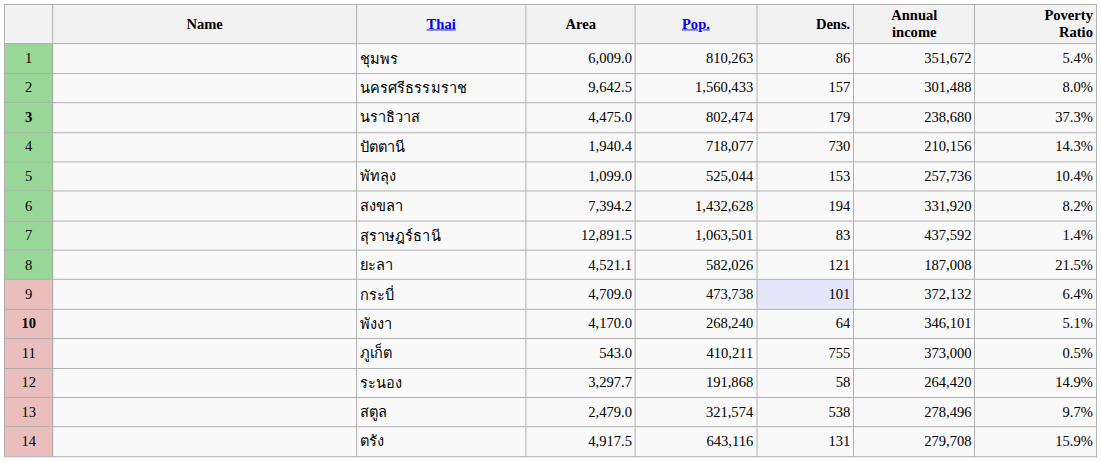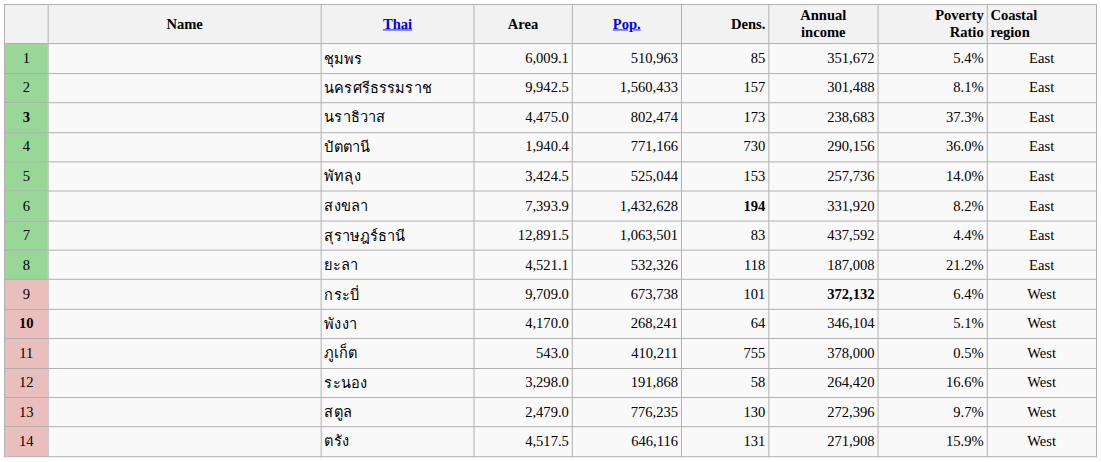+ column: (1014, 24)
(610, 58) 6,009.0 -> (547, 58) 6,009.1
(730, 58) 810,263 -> (654, 58) 510,963
(843, 58) 86 -> (758, 58) 85
(610, 88) 9,642.5 -> (547, 88) 9,942.5
(1078, 88) 8.0% -> (969, 88) 8.1%
(839, 117) 179 -> (754, 117) 173
(948, 117) 238,680 -> (851, 117) 238,683
(730, 147) 718,077 -> (654, 147) 771,166
(948, 147) 210,156 -> (851, 147) 290,156
(1074, 147) 14.3% -> (965, 147) 36.0%
(610, 176) 1,099.0 -> (547, 176) 3,424.5
(1074, 176) 10.4% -> (965, 176) 14.0%
(610, 206) 7,394.2 -> (547, 206) 7,393.9
(839, 206) normal -> (754, 206) bold
(1078, 235) 1.4% -> (969, 235) 4.4%
(730, 264) 582,026 -> (654, 264) 532,326
(839, 264) 121 -> (755, 264) 118
(1074, 264) 21.5% -> (965, 264) 21.2%
(610, 294) 4,709.0 -> (547, 294) 9,709.0
(730, 294) 473,738 -> (654, 294) 673,738
(839, 294) lavender background -> (754, 294) no background
(948, 294) normal -> (851, 294) bold
(730, 323) 268,240 -> (654, 323) 268,241
(948, 323) 346,101 -> (851, 323) 346,104
(948, 353) 373,000 -> (851, 353) 378,000
(610, 382) 3,297.7 -> (547, 382) 3,298.0
(1074, 382) 14.9% -> (965, 382) 16.6%
(730, 412) 321,574 -> (654, 412) 776,235
(839, 412) 538 -> (754, 412) 130
(948, 412) 278,496 -> (851, 412) 272,396
(610, 441) 4,917.5 -> (547, 441) 4,517.5
(730, 441) 643,116 -> (655, 441) 646,116
(948, 441) 279,708 -> (851, 441) 271,908
